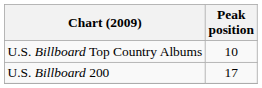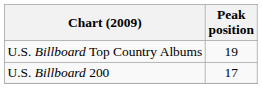(231, 51) 10 -> (231, 51) 19
